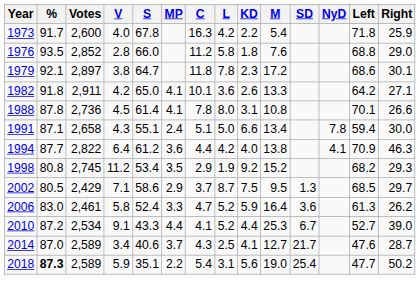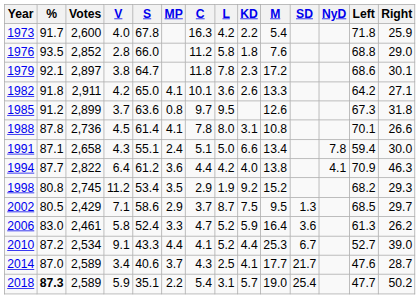+ row: (21, 110)
(275, 245) 12.7 -> (275, 264) 17.7
(249, 264) 5.6 -> (249, 284) 5.7
